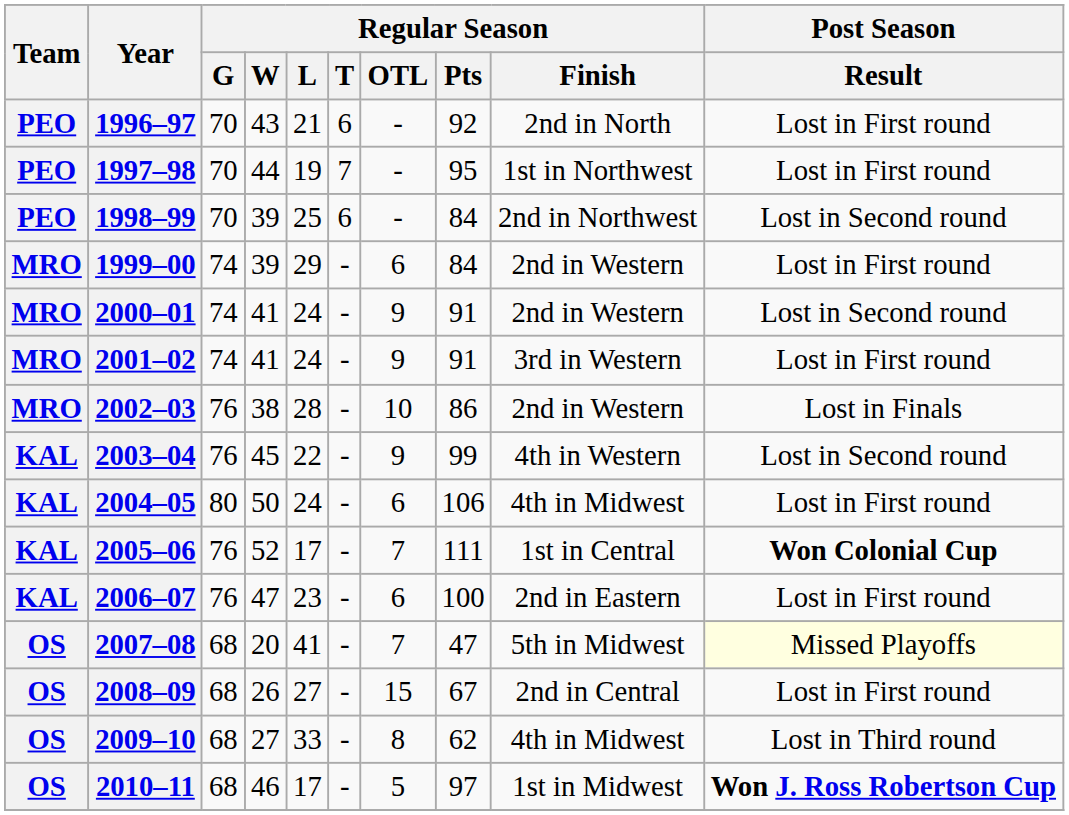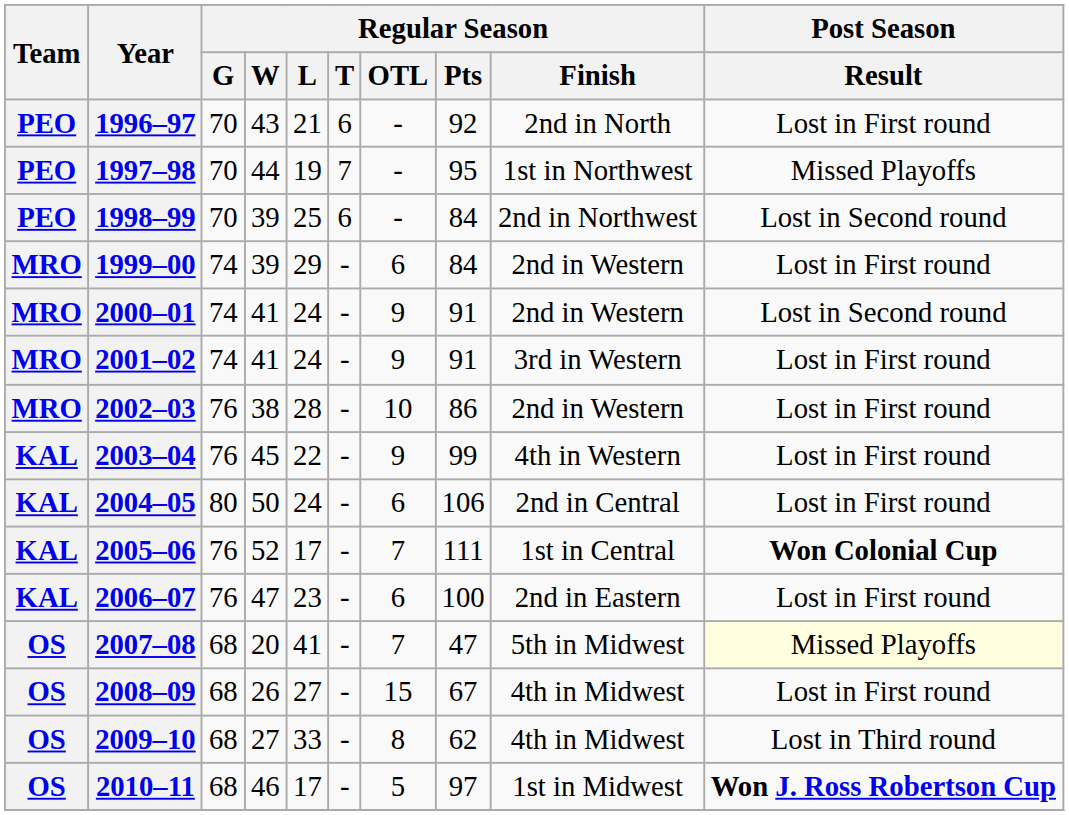(883, 170) Lost in First round -> (883, 170) Missed Playoffs
(883, 407) Lost in Finals -> (883, 407) Lost in First round
(883, 454) Lost in Second round -> (883, 454) Lost in First round
(598, 502) 4th in Midwest -> (598, 502) 2nd in Central
(598, 691) 2nd in Central -> (598, 691) 4th in Midwest
